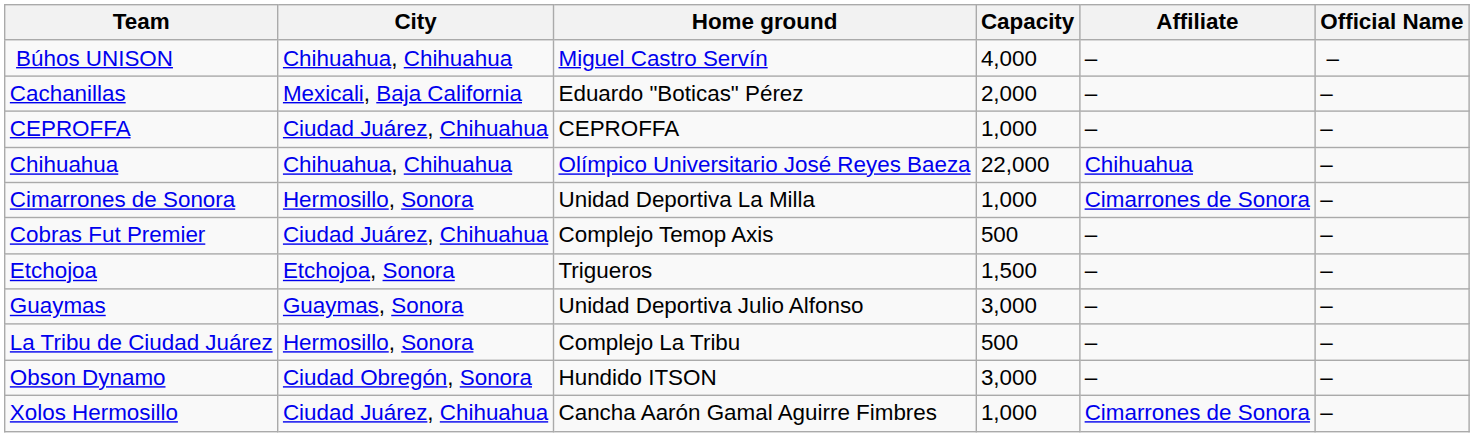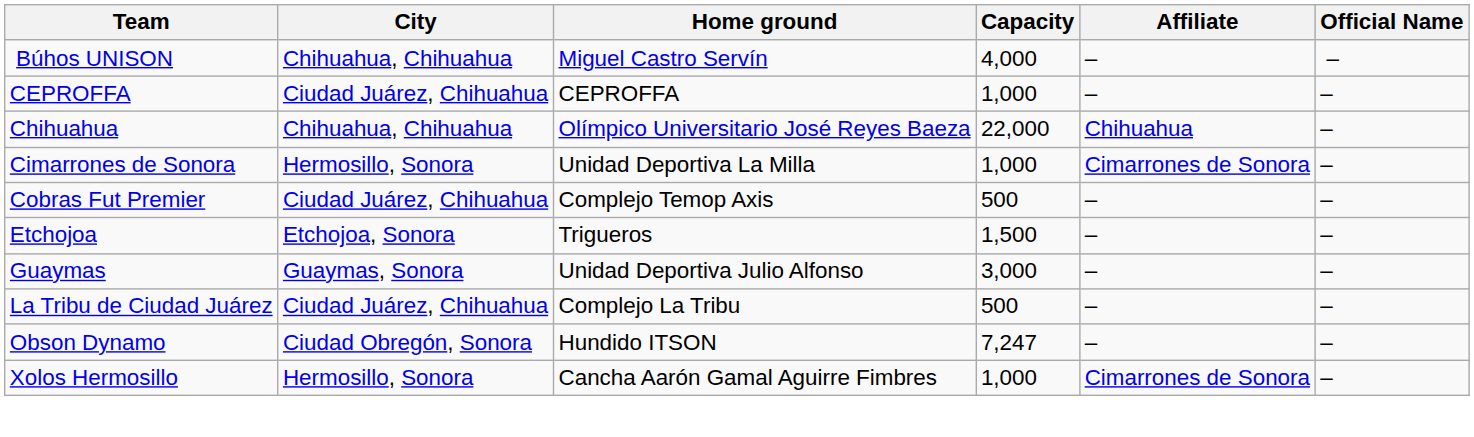- row: (68, 93)
(378, 341) Hermosillo, Sonora -> (416, 306) Ciudad Juárez, Chihuahua
(1009, 377) 3,000 -> (1009, 341) 7,247
(416, 413) Ciudad Juárez, Chihuahua -> (378, 377) Hermosillo, Sonora
